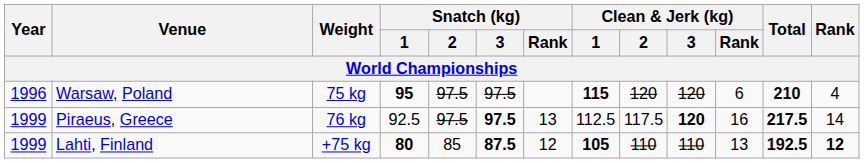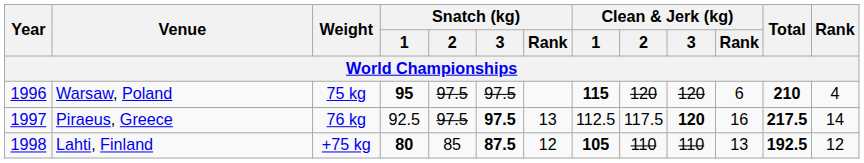(28, 119) 1999 -> (28, 119) 1997
(28, 145) 1999 -> (28, 145) 1998
(835, 145) bold -> (835, 145) normal
